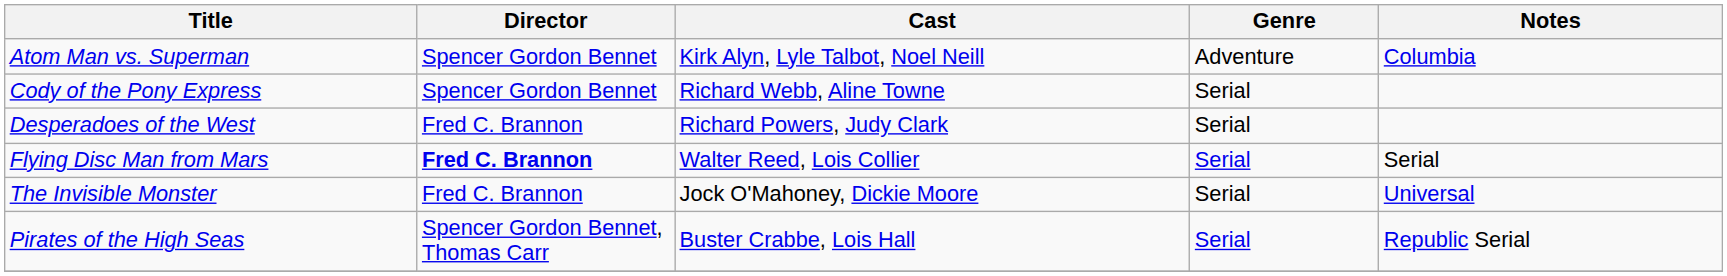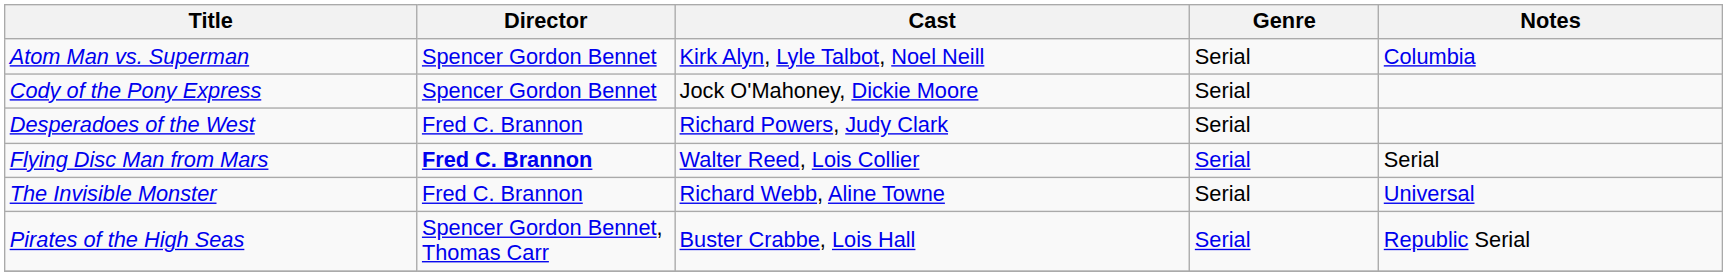(1244, 56) Adventure -> (1223, 56) Serial
(812, 90) Richard Webb, Aline Towne -> (829, 90) Jock O'Mahoney, Dickie Moore
(829, 194) Jock O'Mahoney, Dickie Moore -> (812, 194) Richard Webb, Aline Towne
